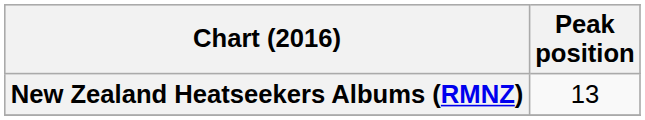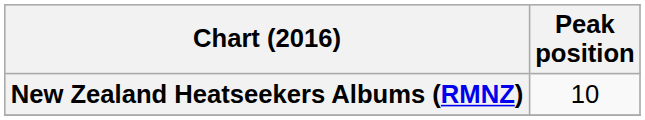(585, 94) 13 -> (585, 94) 10
